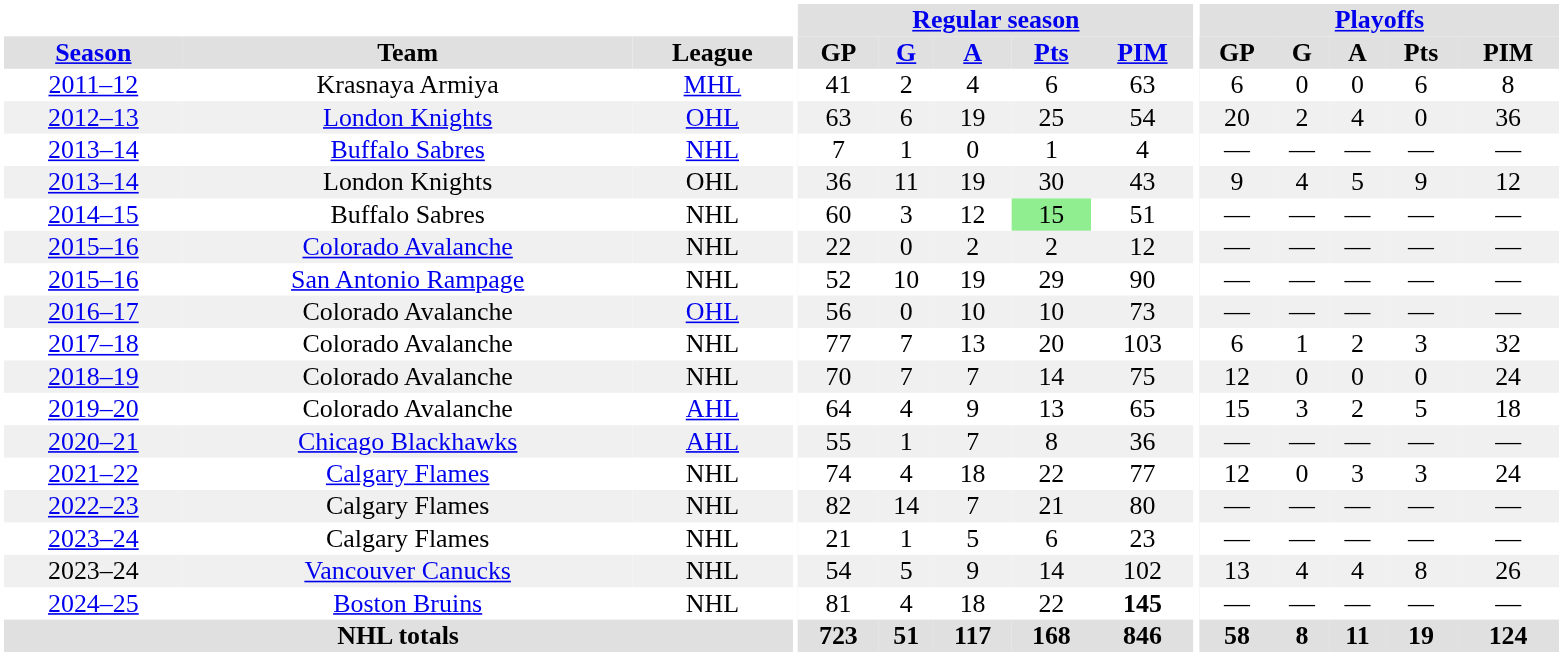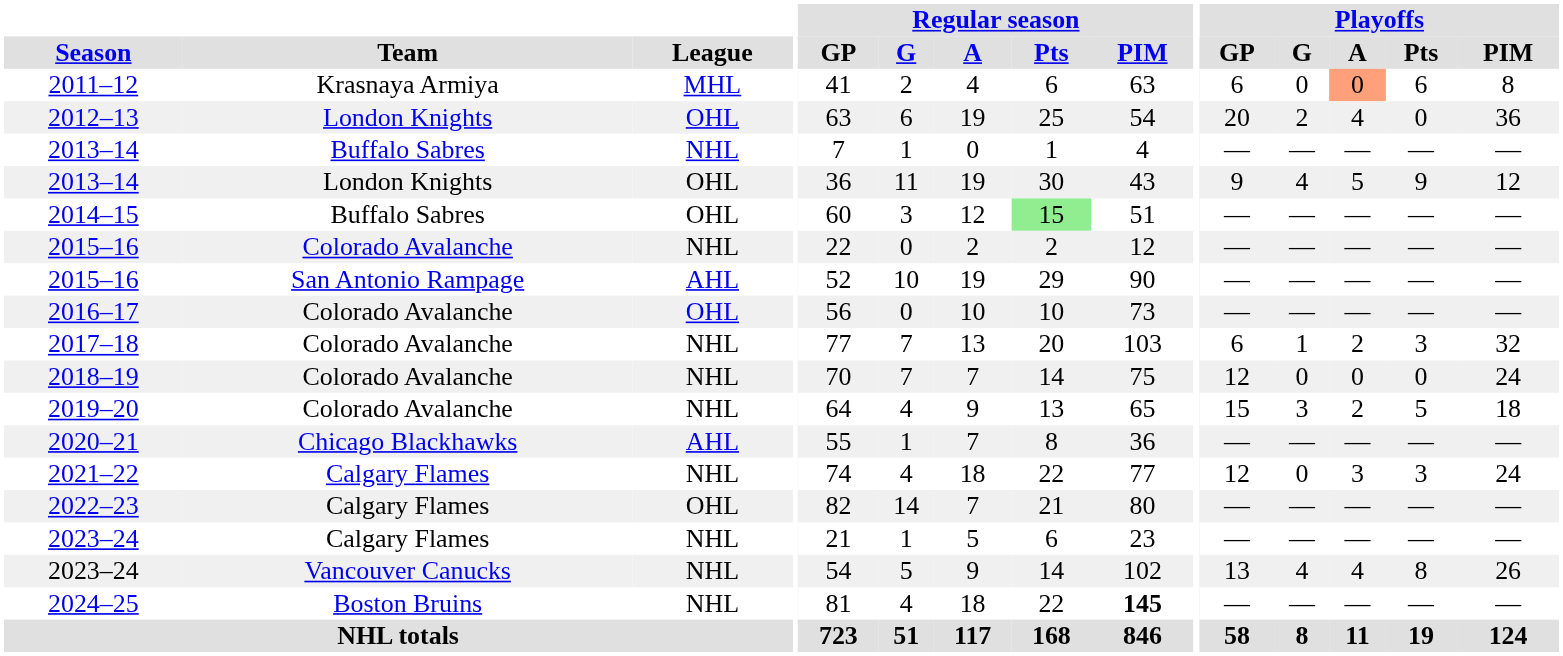(1357, 84) no background -> (1357, 84) lightsalmon background
(712, 214) NHL -> (712, 214) OHL
(712, 279) NHL -> (712, 279) AHL
(712, 408) AHL -> (712, 408) NHL
(712, 505) NHL -> (712, 505) OHL
